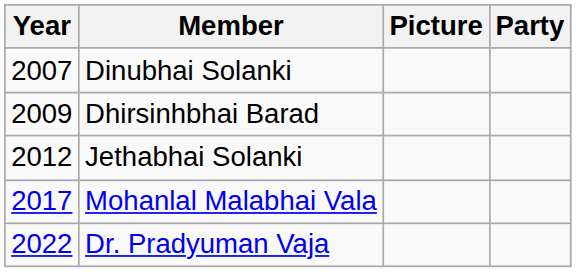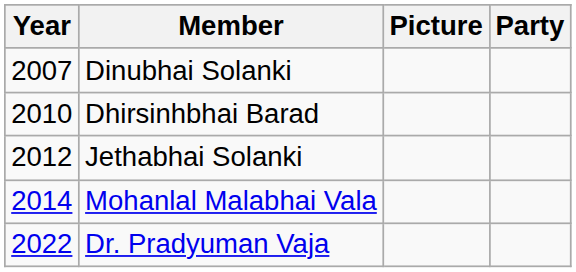(42, 113) 2009 -> (42, 113) 2010
(42, 200) 2017 -> (42, 200) 2014
